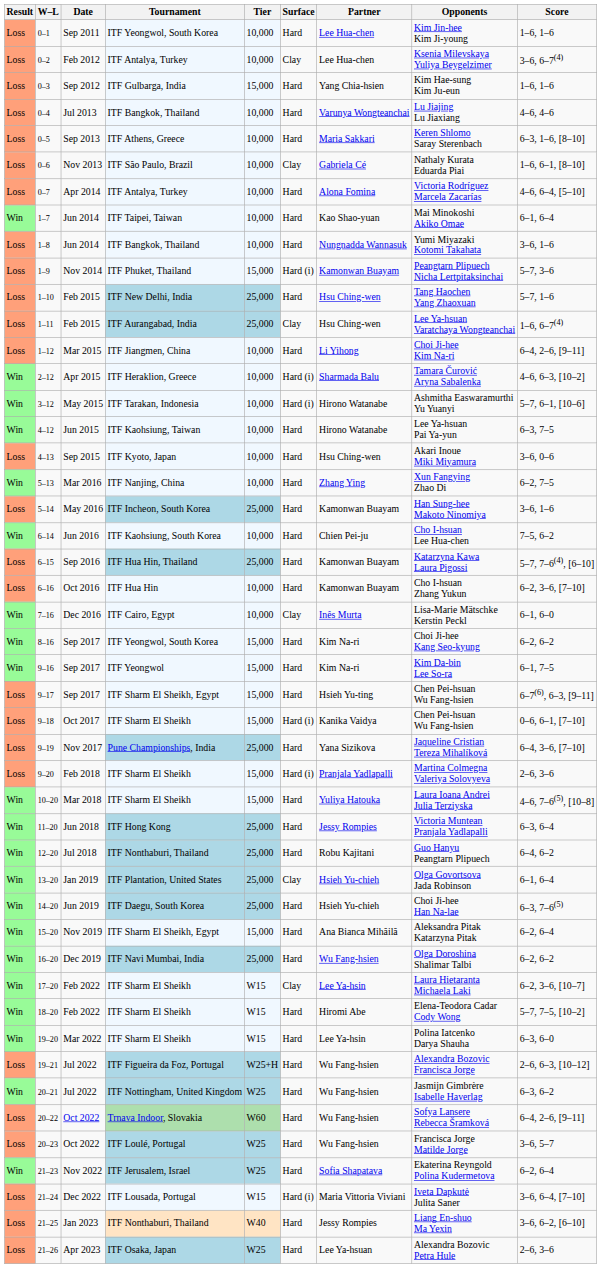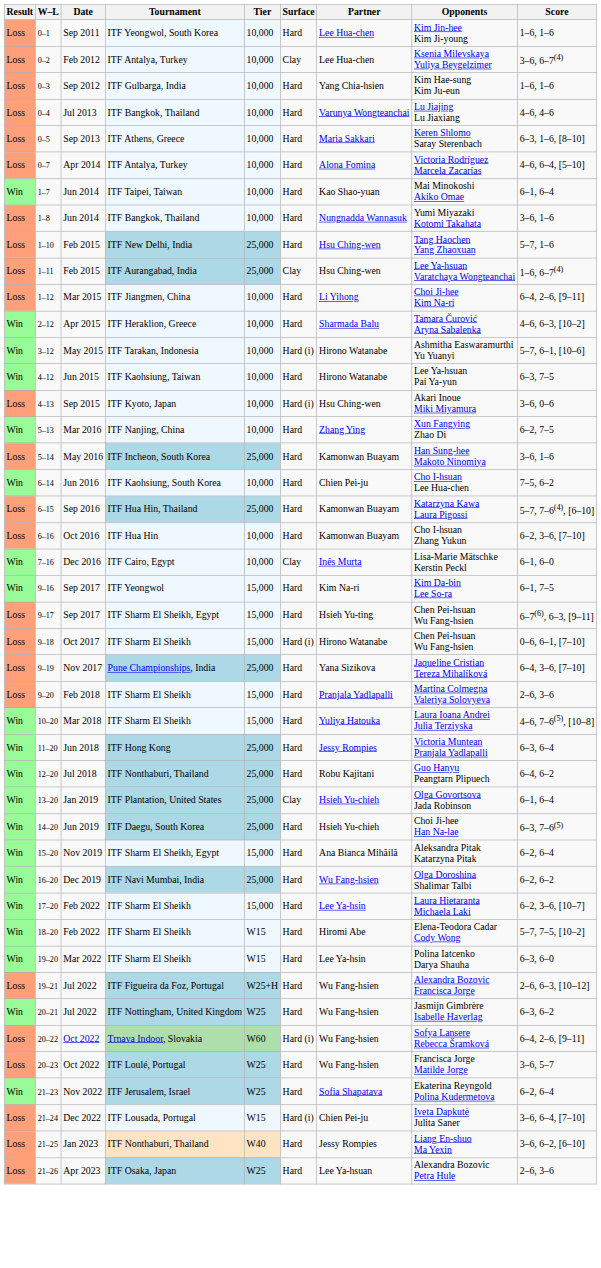(260, 86) 15,000 -> (260, 86) 10,000
- row: (44, 166)
- row: (44, 271)
(298, 377) Hard (i) -> (292, 324) Hard
(292, 456) Hard -> (298, 403) Hard (i)
- row: (46, 642)
(348, 721) Kanika Vaidya -> (353, 641) Hirono Watanabe
(298, 774) Hard (i) -> (292, 694) Hard
(256, 985) W15 -> (260, 906) 15,000
(292, 985) Clay -> (292, 906) Hard
(292, 1118) Hard -> (298, 1038) Hard (i)
(362, 1197) Maria Vittoria Viviani -> (344, 1118) Chien Pei-ju
